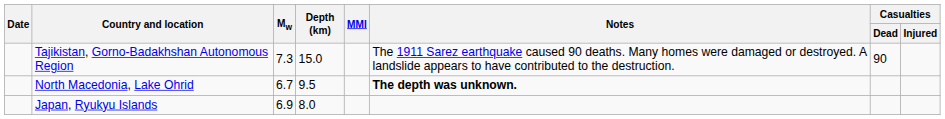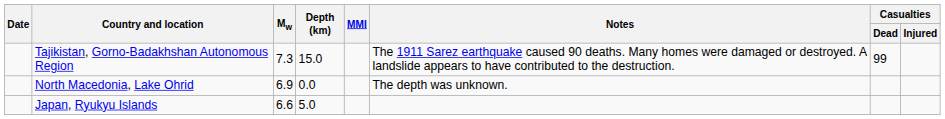(880, 59) 90 -> (880, 59) 99
(285, 85) 6.7 -> (285, 85) 6.9
(307, 85) 9.5 -> (307, 85) 0.0
(445, 85) bold -> (440, 85) normal
(285, 104) 6.9 -> (285, 104) 6.6
(307, 104) 8.0 -> (307, 104) 5.0
